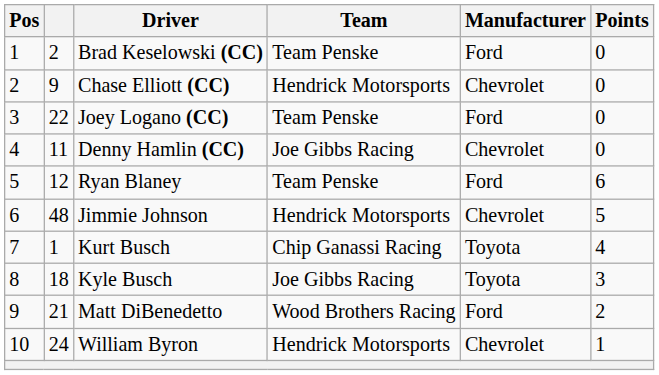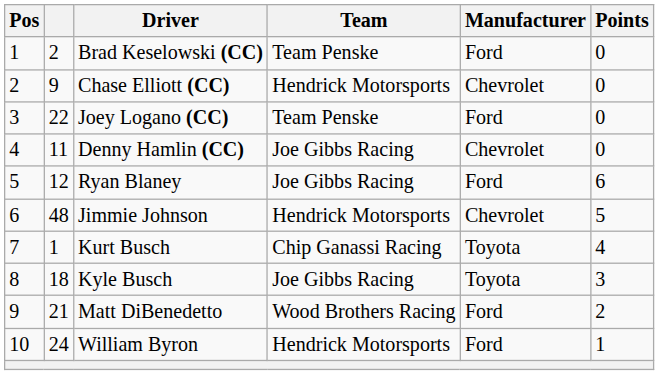(325, 181) Team Penske -> (343, 181) Joe Gibbs Racing
(504, 343) Chevrolet -> (484, 343) Ford
